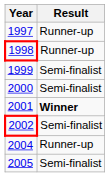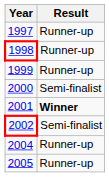(71, 70) Semi-finalist -> (66, 70) Runner-up
(71, 163) Semi-finalist -> (66, 163) Runner-up
